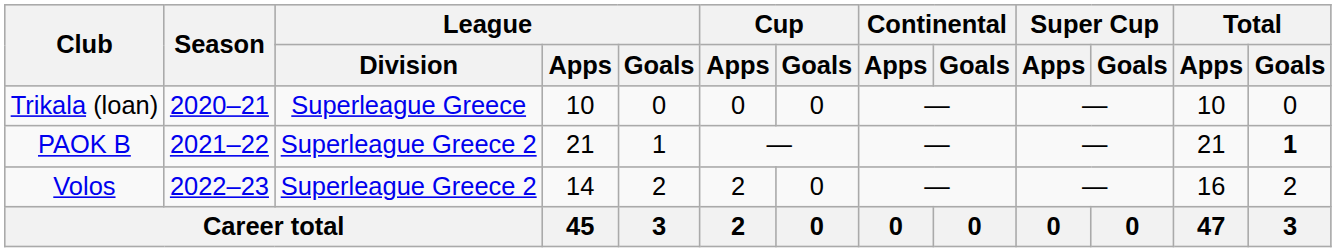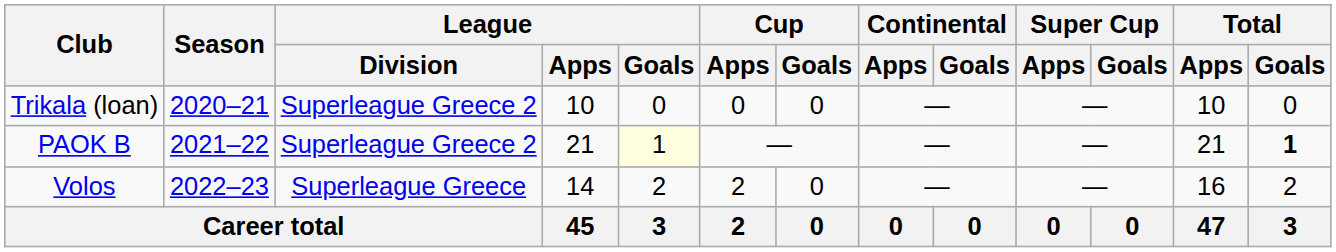(409, 105) Superleague Greece -> (409, 105) Superleague Greece 2
(659, 145) no background -> (659, 145) lightyellow background
(409, 186) Superleague Greece 2 -> (409, 186) Superleague Greece
